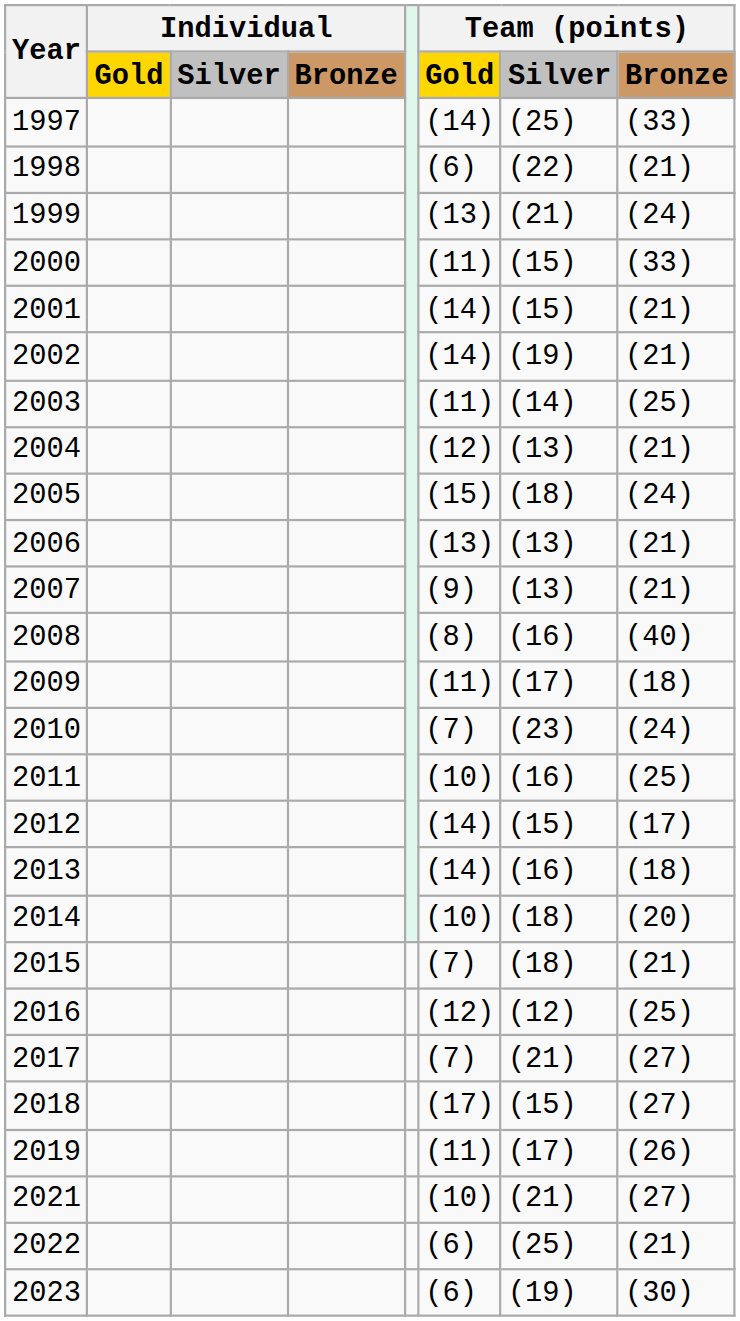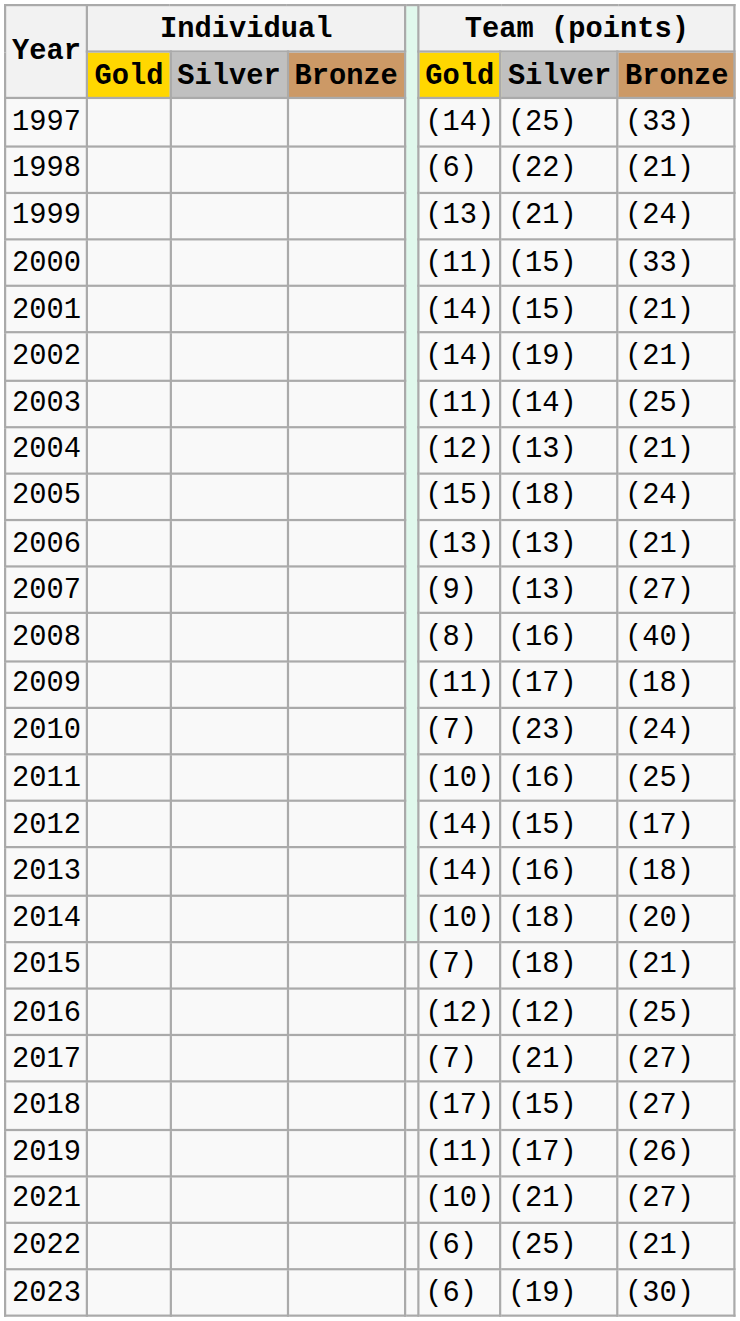(660, 590) (21) -> (660, 590) (27)
